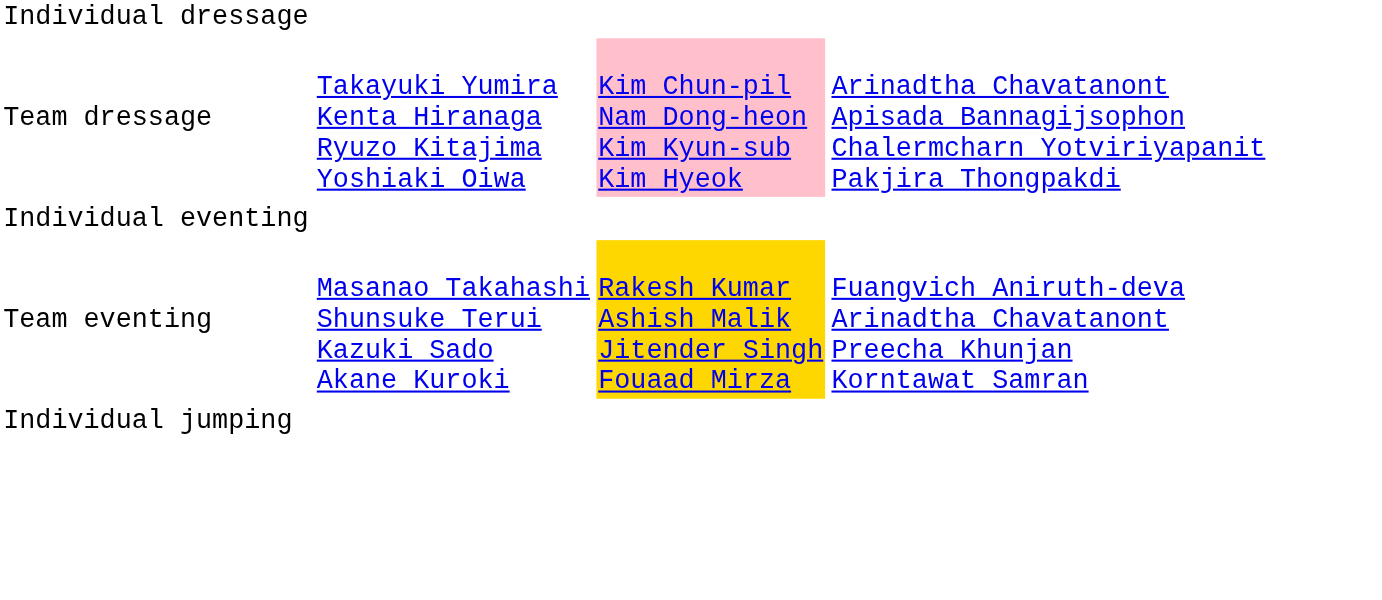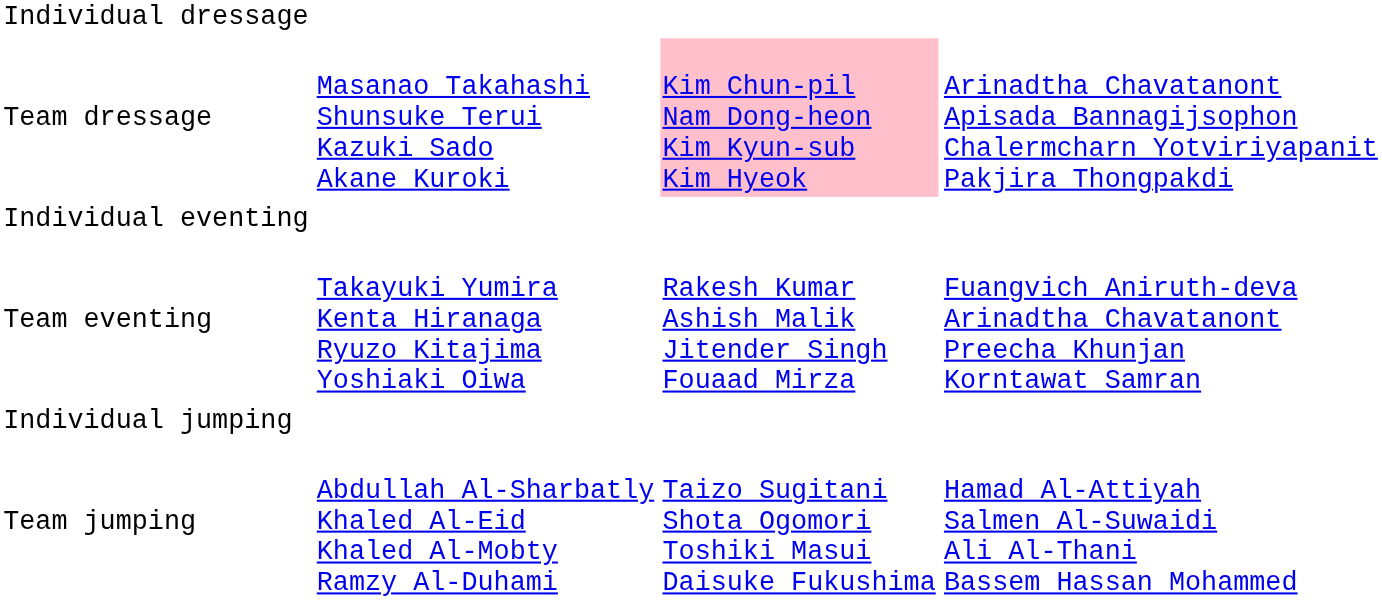(437, 133) Takayuki Yumira Kenta Hiranaga Ryuzo Kitajima Yoshiaki Oiwa -> (453, 133) Masanao Takahashi Shunsuke Terui Kazuki Sado Akane Kuroki
(453, 335) Masanao Takahashi Shunsuke Terui Kazuki Sado Akane Kuroki -> (437, 335) Takayuki Yumira Kenta Hiranaga Ryuzo Kitajima Yoshiaki Oiwa
(711, 335) gold background -> (775, 335) no background
+ row: (100, 521)
